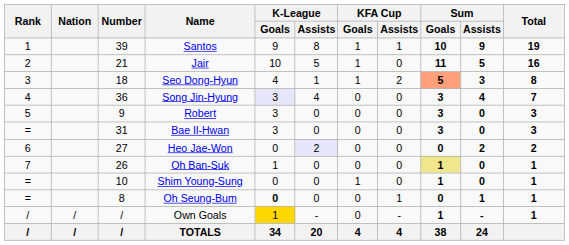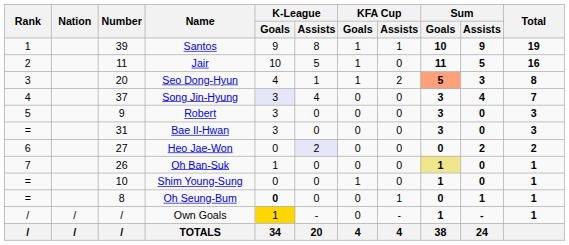(122, 63) 21 -> (122, 63) 11
(122, 80) 18 -> (122, 80) 20
(122, 97) 36 -> (122, 97) 37
